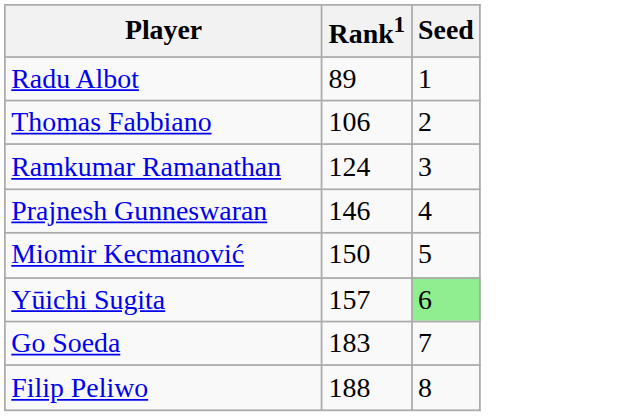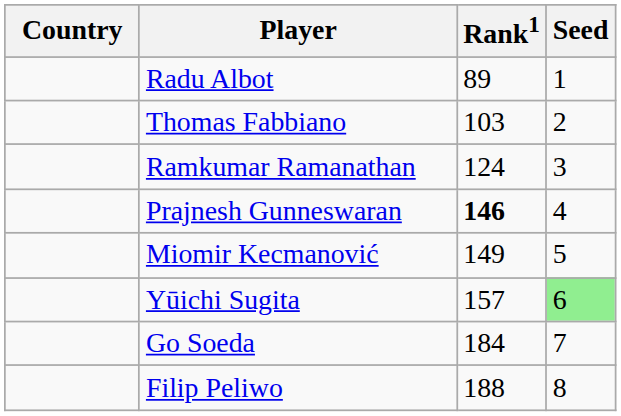+ column: (72, 30)
(349, 122) 106 -> (484, 122) 103
(349, 210) normal -> (484, 210) bold
(349, 254) 150 -> (484, 254) 149
(349, 343) 183 -> (484, 343) 184
